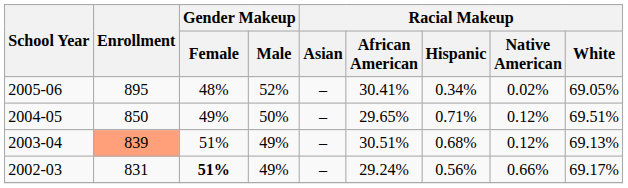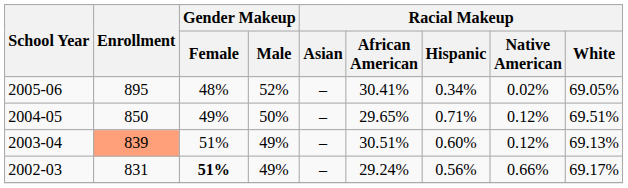(456, 143) 0.68% -> (456, 143) 0.60%
